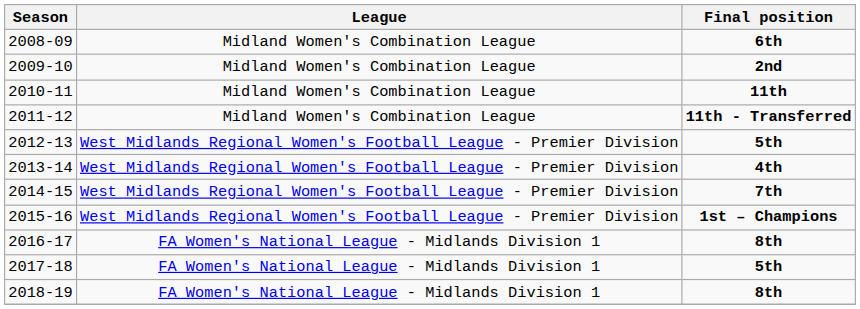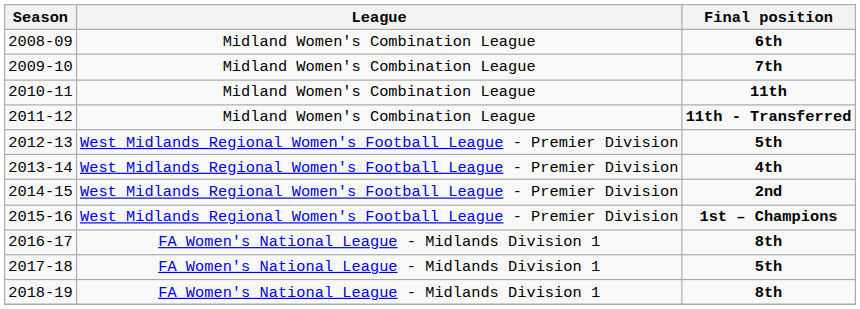(769, 67) 2nd -> (769, 67) 7th
(769, 192) 7th -> (769, 192) 2nd
